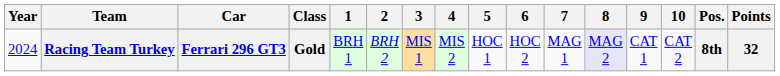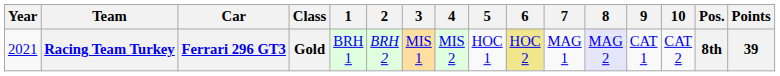(23, 49) 2024 -> (23, 49) 2021
(525, 49) no background -> (525, 49) khaki background
(751, 49) 32 -> (751, 49) 39
